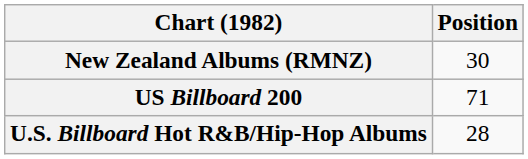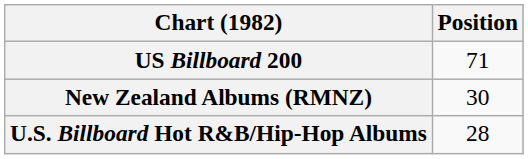rows swapped: (218, 60) <-> (218, 97)
